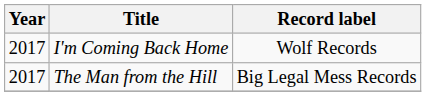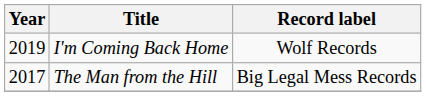(27, 47) 2017 -> (27, 47) 2019
